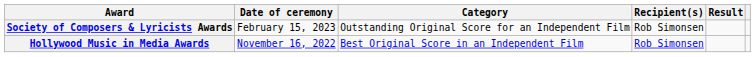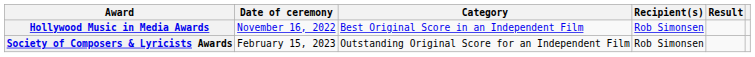rows swapped: (120, 44) <-> (120, 28)
